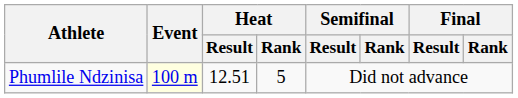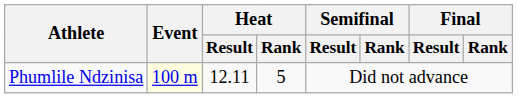(229, 78) 12.51 -> (229, 78) 12.11
